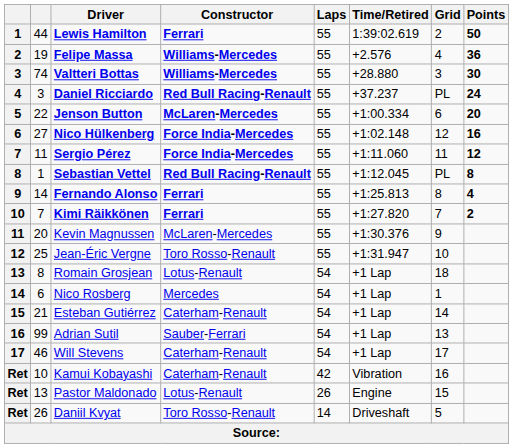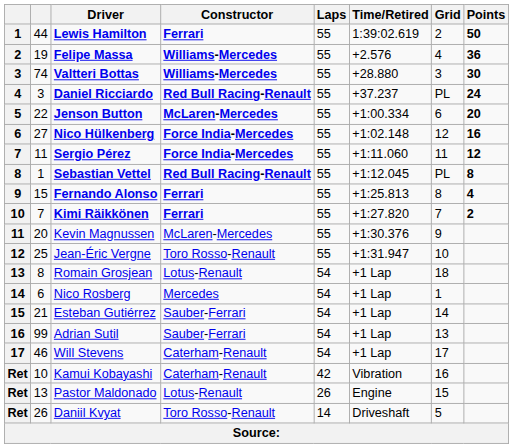(41, 193) 14 -> (41, 193) 15
(215, 313) Caterham-Renault -> (204, 313) Sauber-Ferrari
